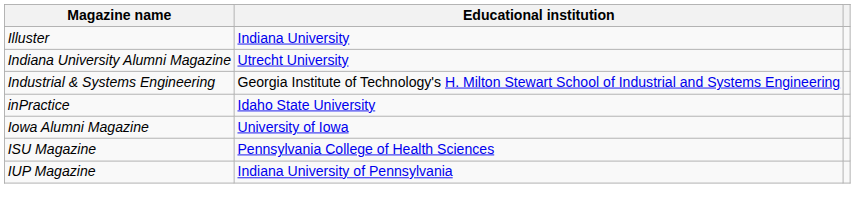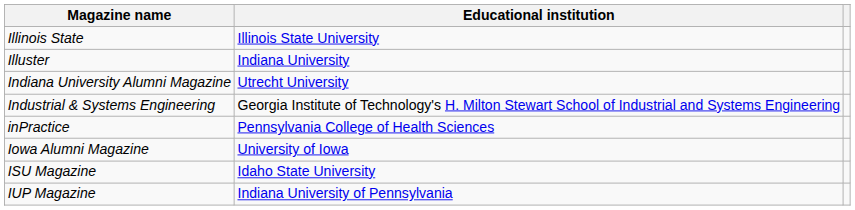+ row: (46, 37)
(306, 104) Idaho State University -> (366, 127) Pennsylvania College of Health Sciences
(366, 149) Pennsylvania College of Health Sciences -> (306, 171) Idaho State University
